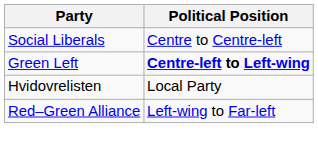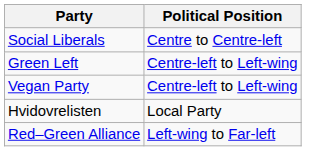(229, 63) bold -> (222, 63) normal
+ row: (48, 87)
